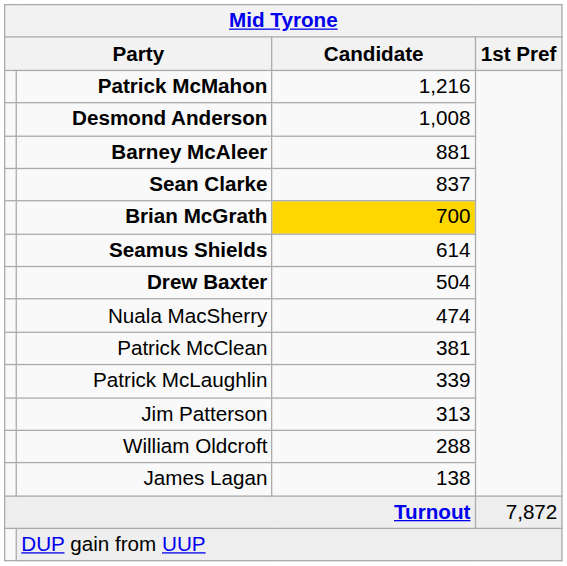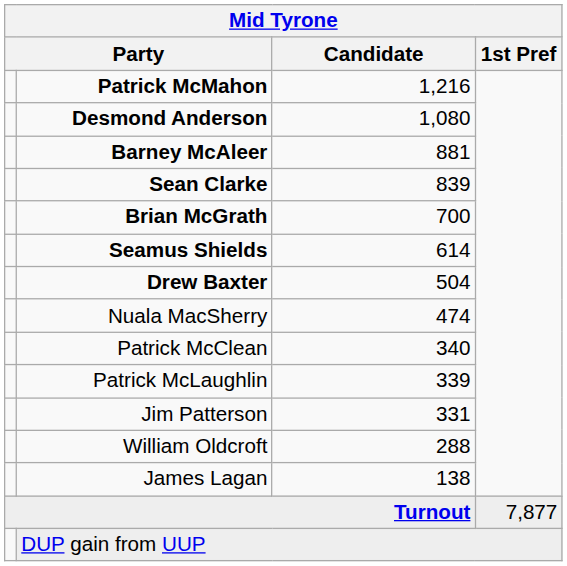(445, 119) 1,008 -> (445, 119) 1,080
(453, 184) 837 -> (453, 184) 839
(453, 217) gold background -> (453, 217) no background
(453, 348) 381 -> (453, 348) 340
(453, 413) 313 -> (453, 413) 331
(531, 511) 7,872 -> (531, 511) 7,877
